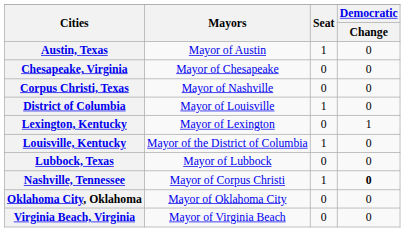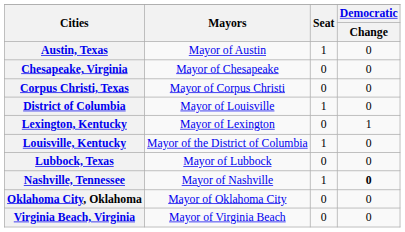(227, 87) Mayor of Nashville -> (227, 87) Mayor of Corpus Christi
(227, 180) Mayor of Corpus Christi -> (227, 180) Mayor of Nashville
